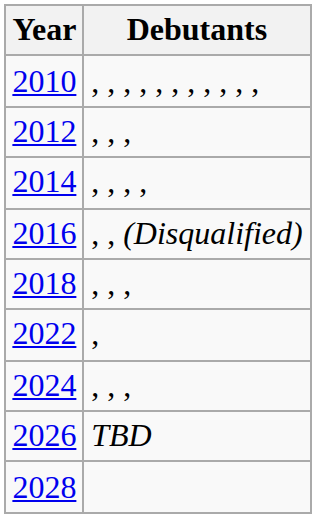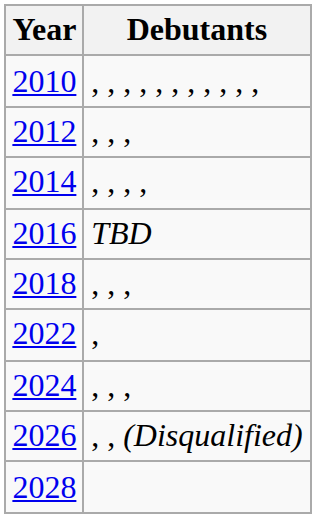(197, 232) , , (Disqualified) -> (121, 232) TBD
(121, 435) TBD -> (197, 435) , , (Disqualified)
